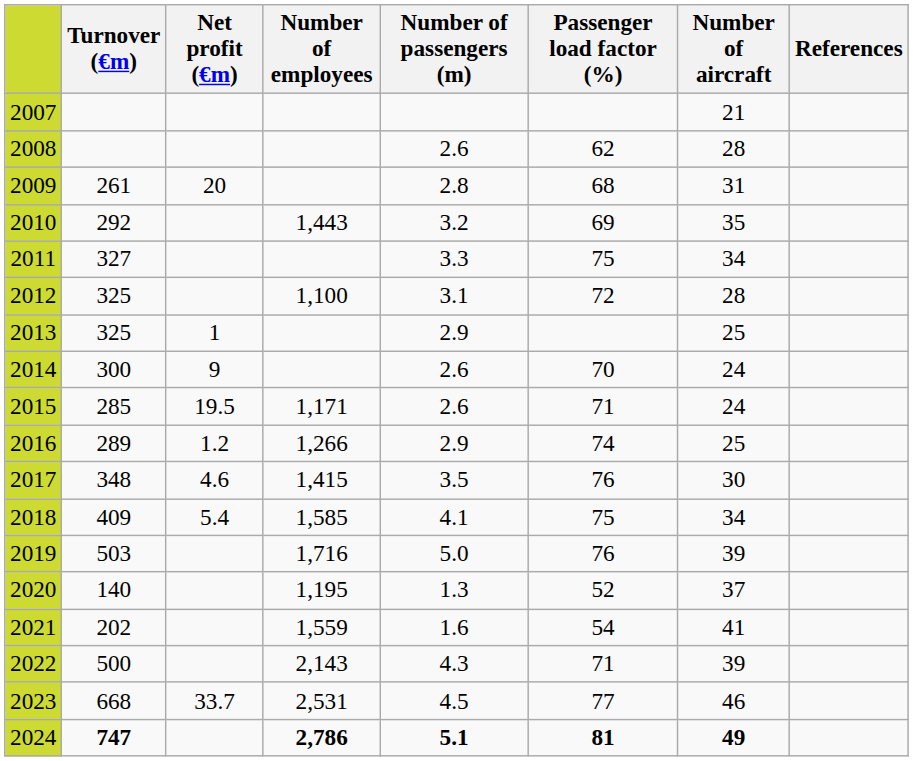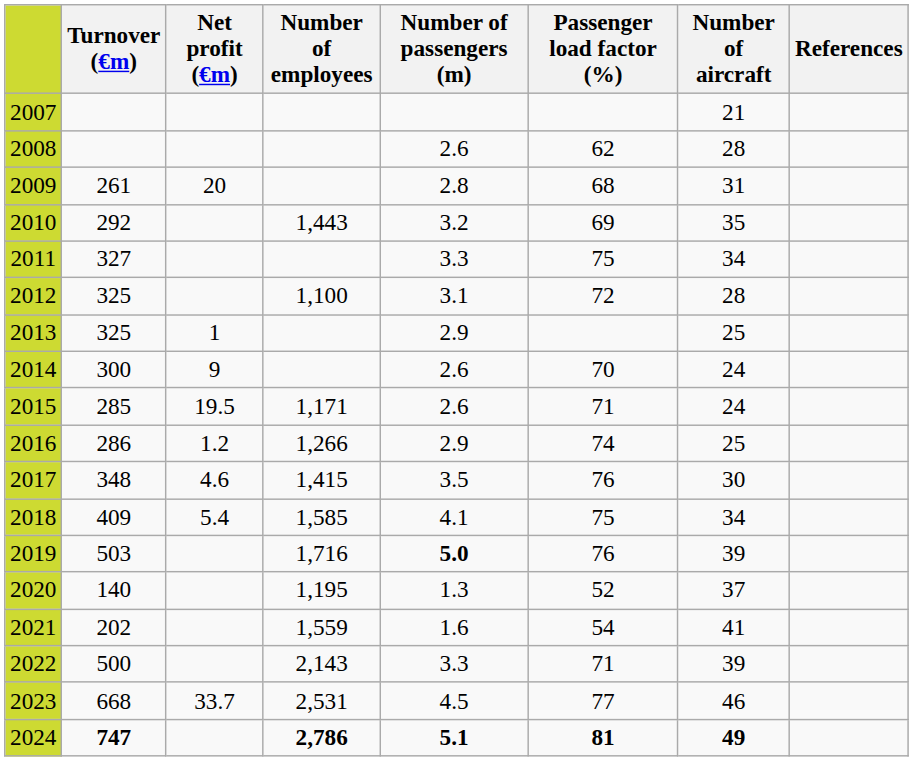(114, 443) 289 -> (114, 443) 286
(454, 553) normal -> (454, 553) bold
(454, 663) 4.3 -> (454, 663) 3.3
